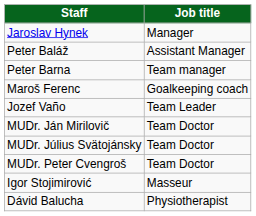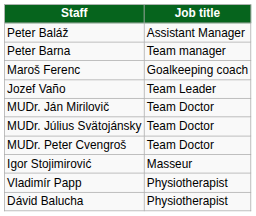- row: (48, 32)
+ row: (44, 182)
